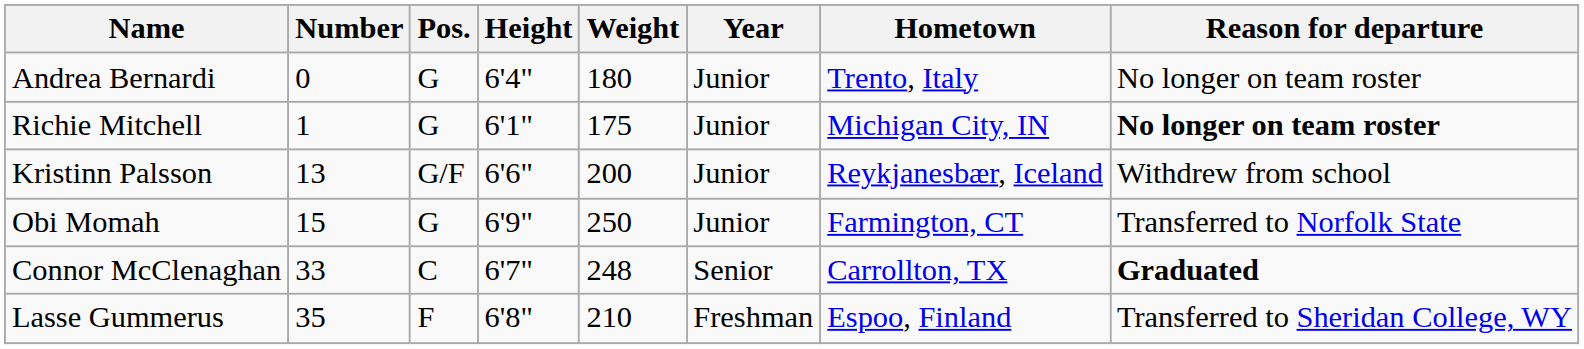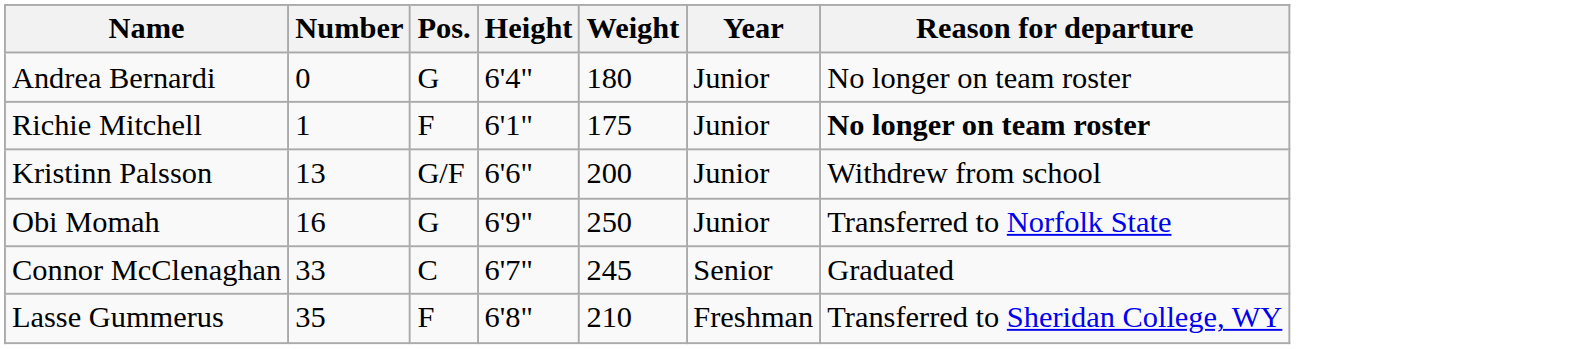- column: (965, 28)
(428, 125) G -> (426, 125) F
(310, 221) 15 -> (310, 221) 16
(609, 269) 248 -> (609, 269) 245
(1188, 269) bold -> (891, 269) normal
